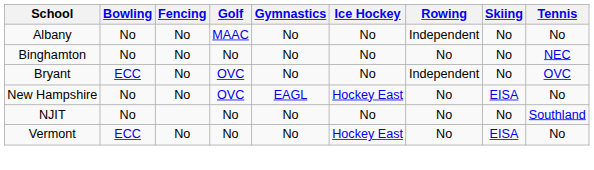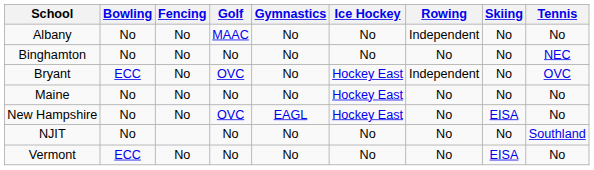(368, 74) No -> (368, 74) Hockey East
+ row: (52, 94)
(368, 134) Hockey East -> (368, 154) No
